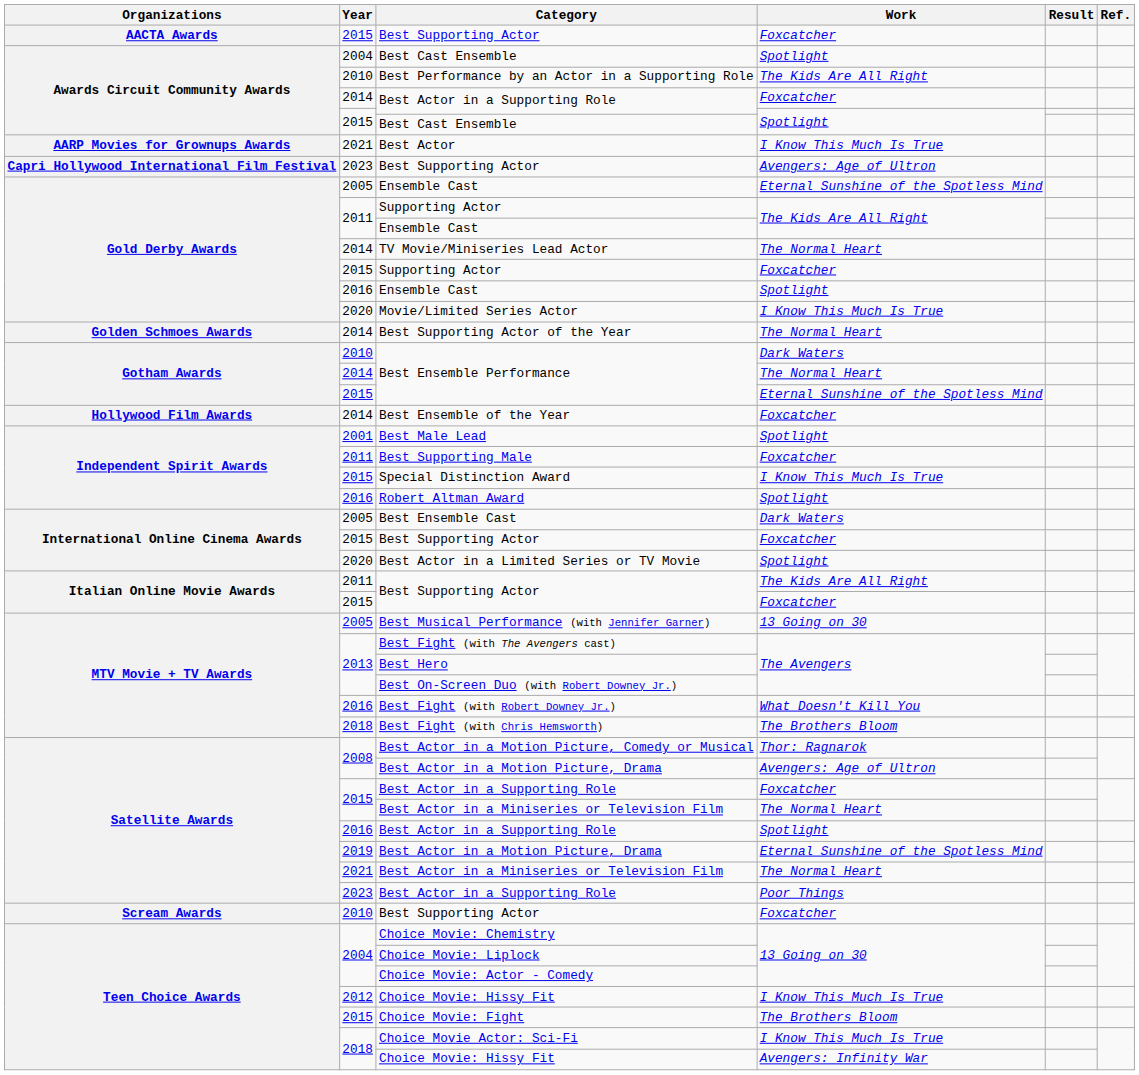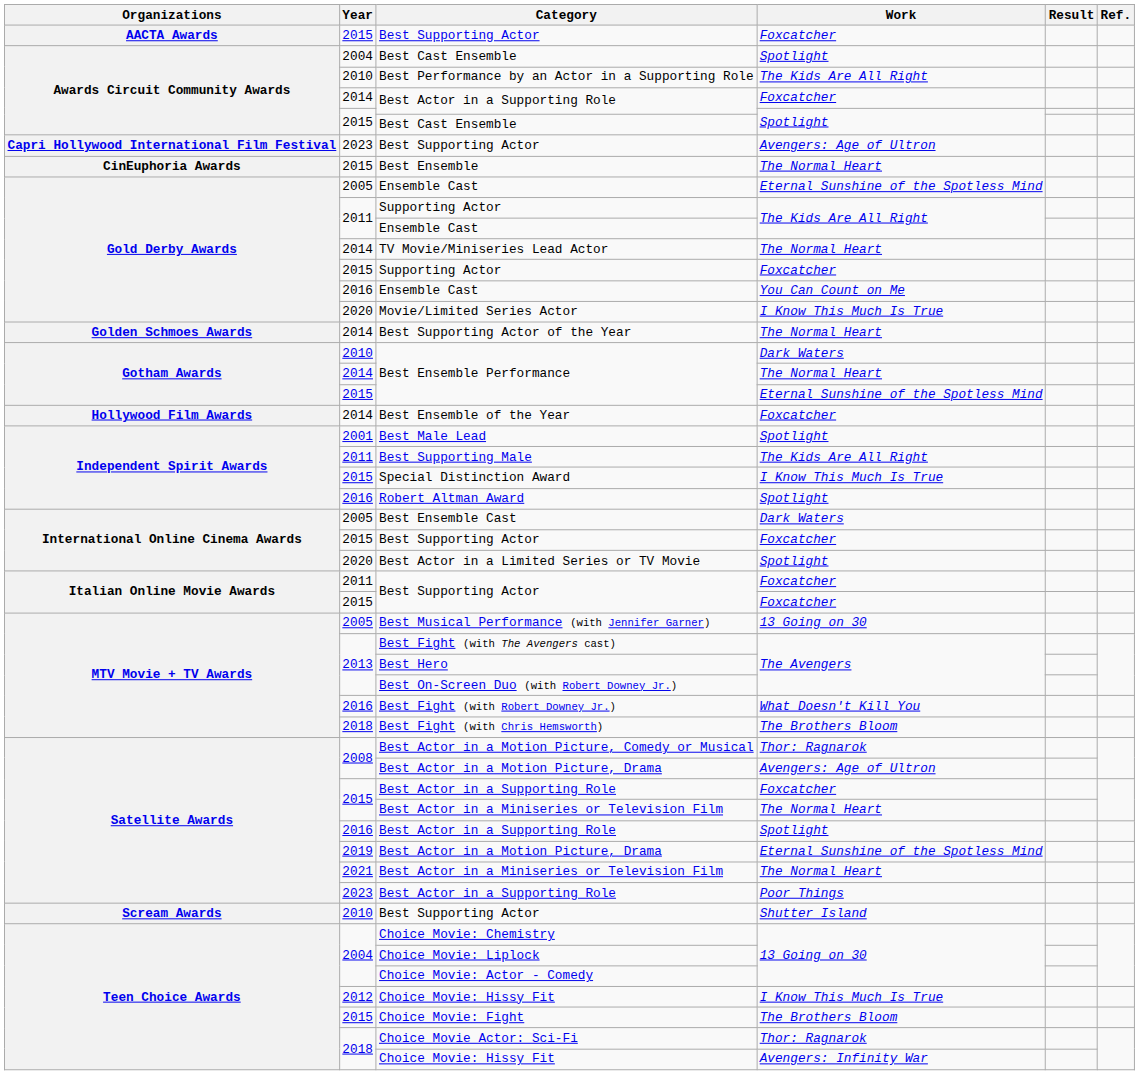- row: (358, 146)
+ row: (358, 166)
(794, 291) Spotlight -> (832, 291) You Can Count on Me
(798, 457) Foxcatcher -> (844, 457) The Kids Are All Right
(844, 582) The Kids Are All Right -> (798, 582) Foxcatcher
(798, 914) Foxcatcher -> (813, 914) Shutter Island
(851, 1038) I Know This Much Is True -> (813, 1038) Thor: Ragnarok
